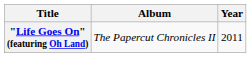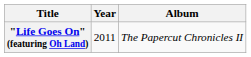columns swapped: (232, 13) <-> (155, 13)
